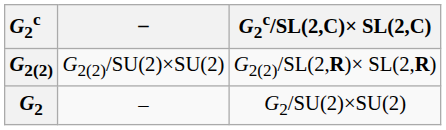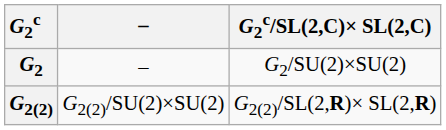rows swapped: (31, 105) <-> (31, 67)
